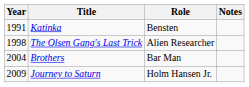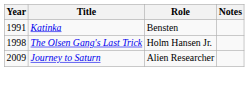(180, 43) Alien Researcher -> (179, 43) Holm Hansen Jr.
- row: (47, 58)
(179, 74) Holm Hansen Jr. -> (180, 58) Alien Researcher
